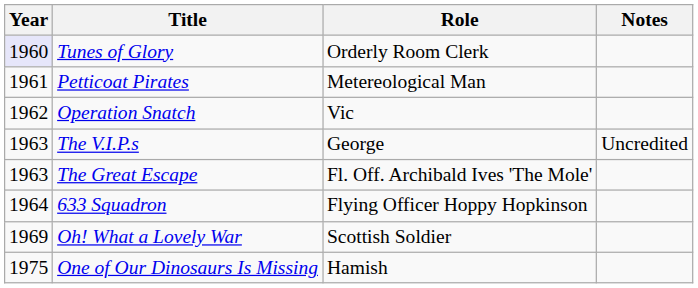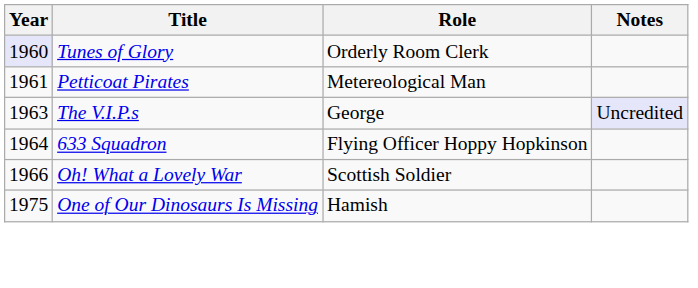- row: (126, 112)
(645, 143) no background -> (640, 112) lavender background
- row: (127, 174)
(29, 236) 1969 -> (29, 174) 1966
